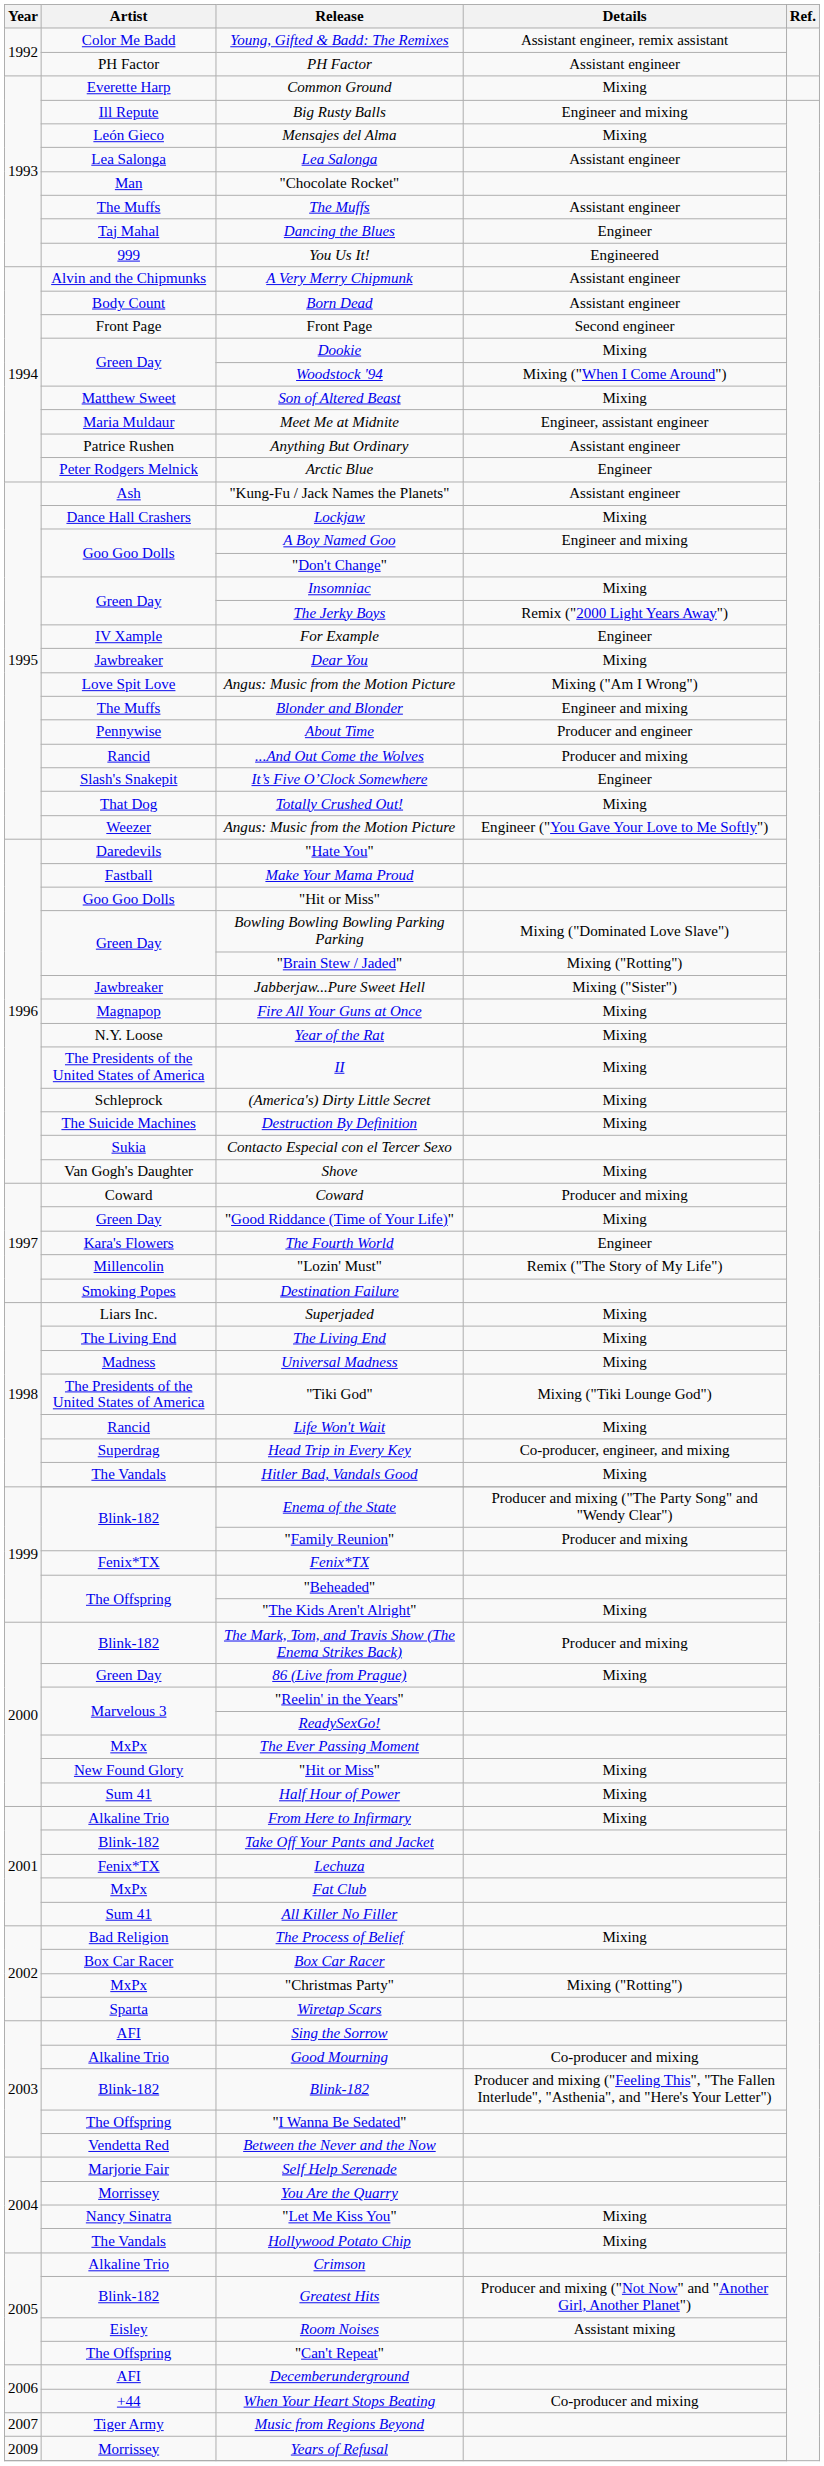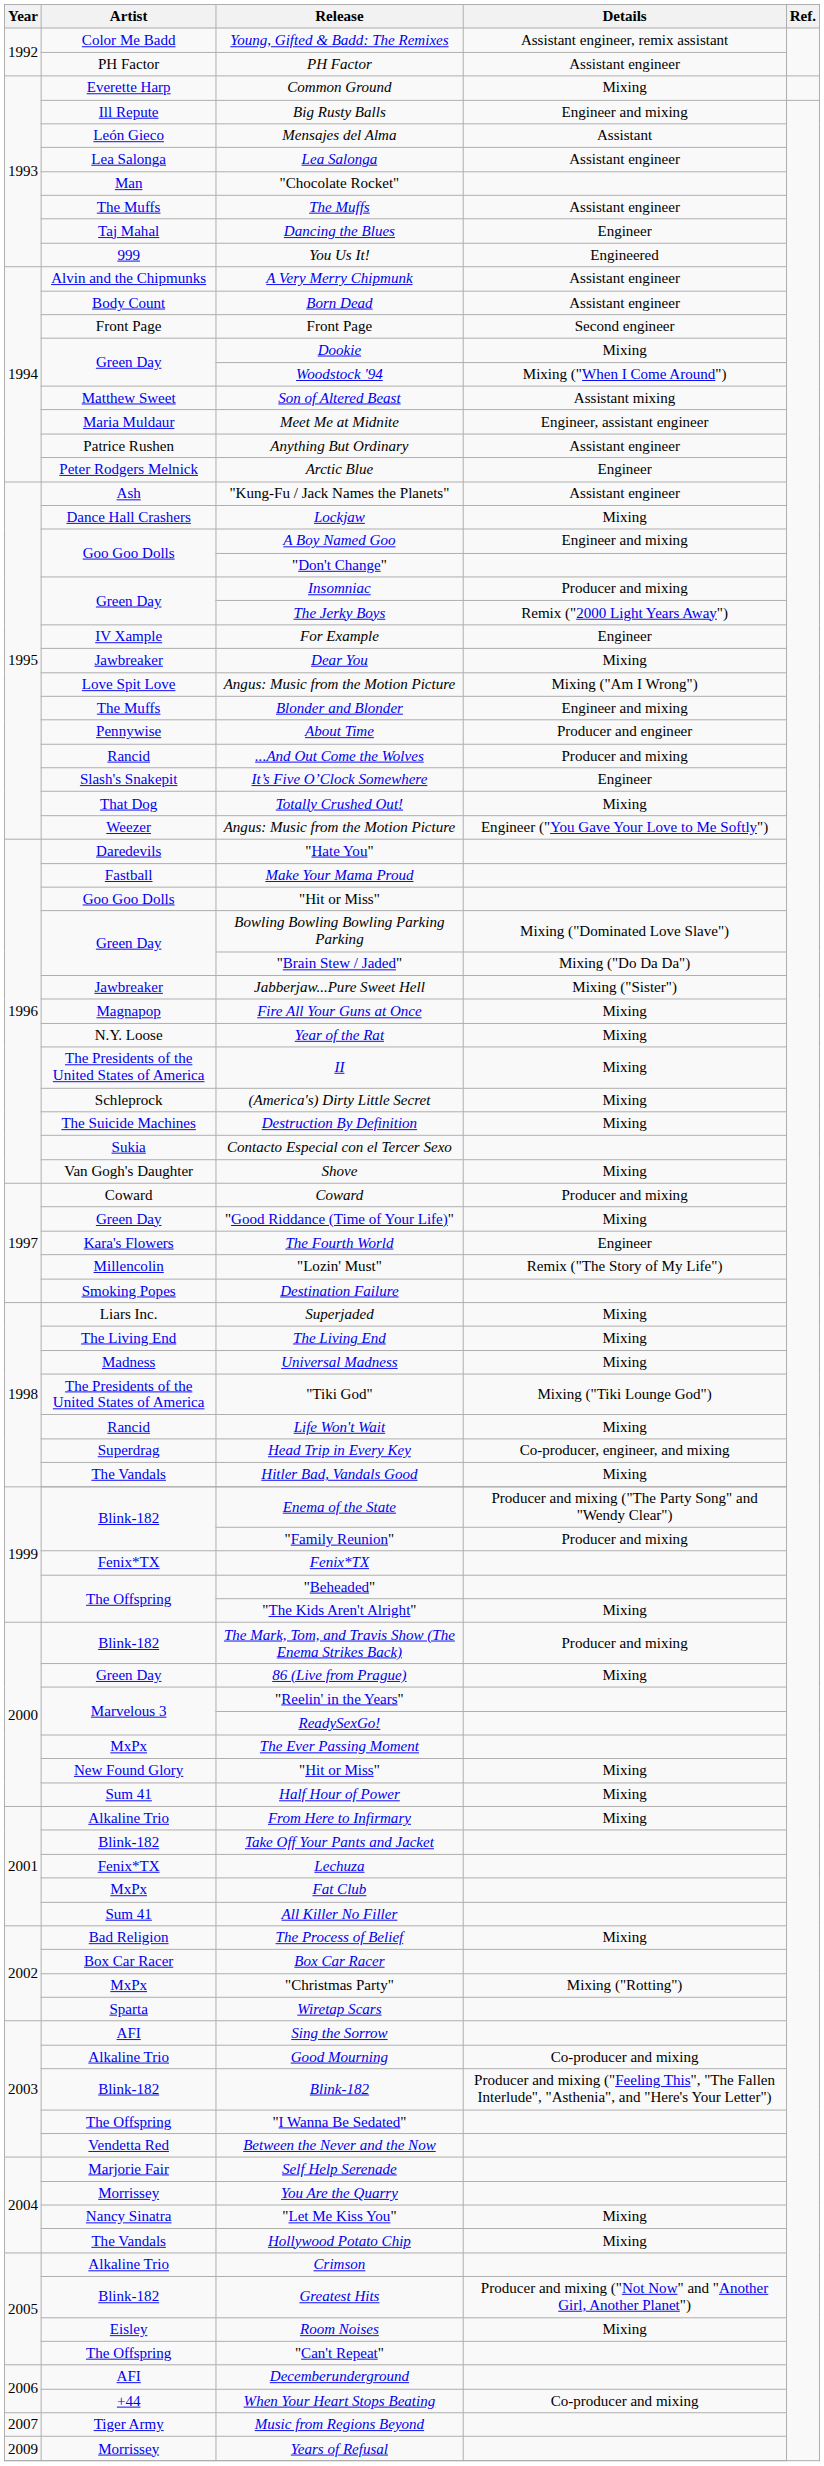(625, 135) Mixing -> (625, 135) Assistant
(625, 398) Mixing -> (625, 398) Assistant mixing
(625, 588) Mixing -> (625, 588) Producer and mixing
(625, 963) Mixing ("Rotting") -> (625, 963) Mixing ("Do Da Da")
(625, 2329) Assistant mixing -> (625, 2329) Mixing
